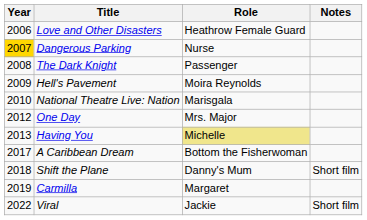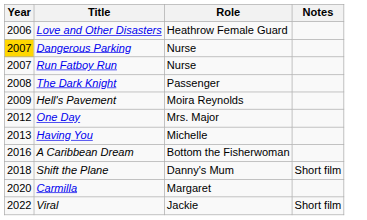+ row: (77, 65)
- row: (108, 100)
(205, 135) khaki background -> (187, 135) no background
(19, 153) 2017 -> (19, 153) 2016
(19, 188) 2019 -> (19, 188) 2020
